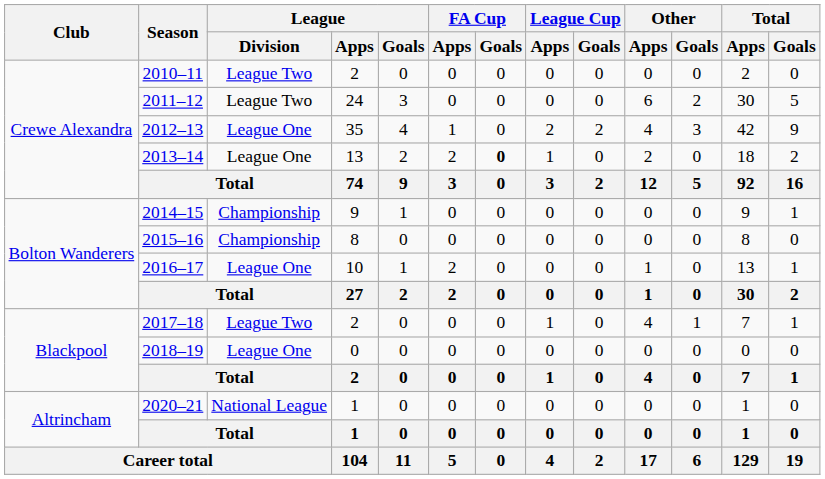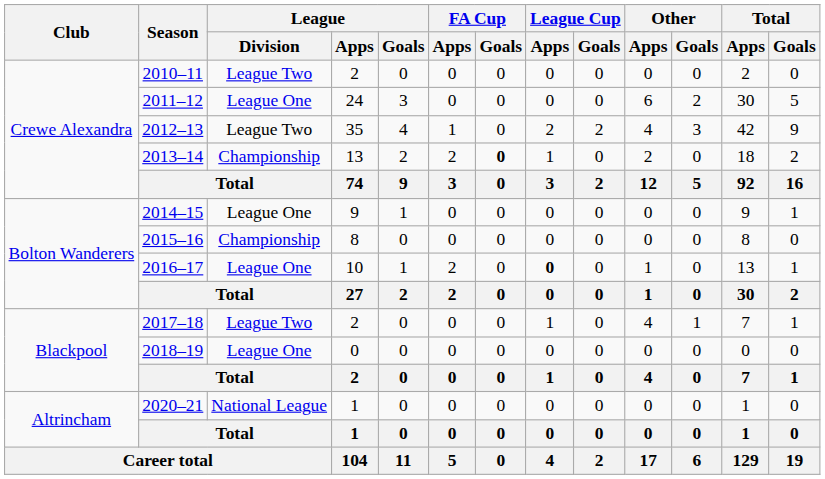(269, 101) League Two -> (269, 101) League One
(269, 128) League One -> (269, 128) League Two
(269, 156) League One -> (269, 156) Championship
(269, 211) Championship -> (269, 211) League One
(550, 267) normal -> (550, 267) bold
